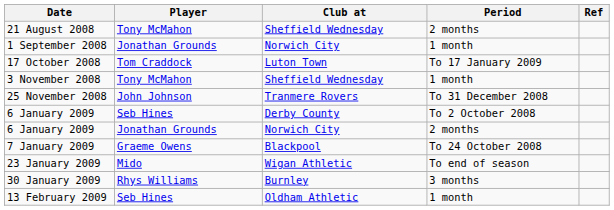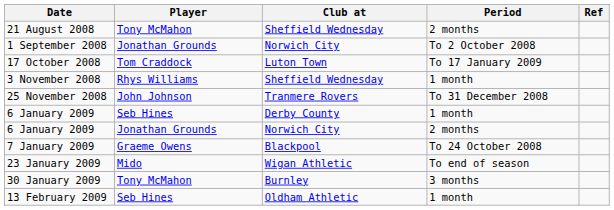(451, 47) 1 month -> (482, 47) To 2 October 2008
(154, 80) Tony McMahon -> (157, 80) Rhys Williams
(482, 114) To 2 October 2008 -> (451, 114) 1 month
(157, 181) Rhys Williams -> (154, 181) Tony McMahon
